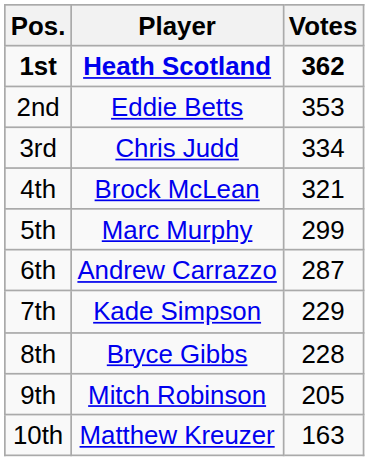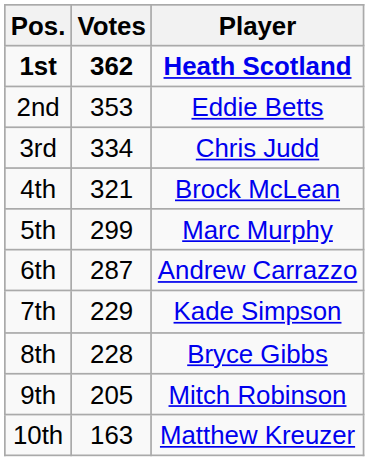columns swapped: (177, 25) <-> (323, 25)
